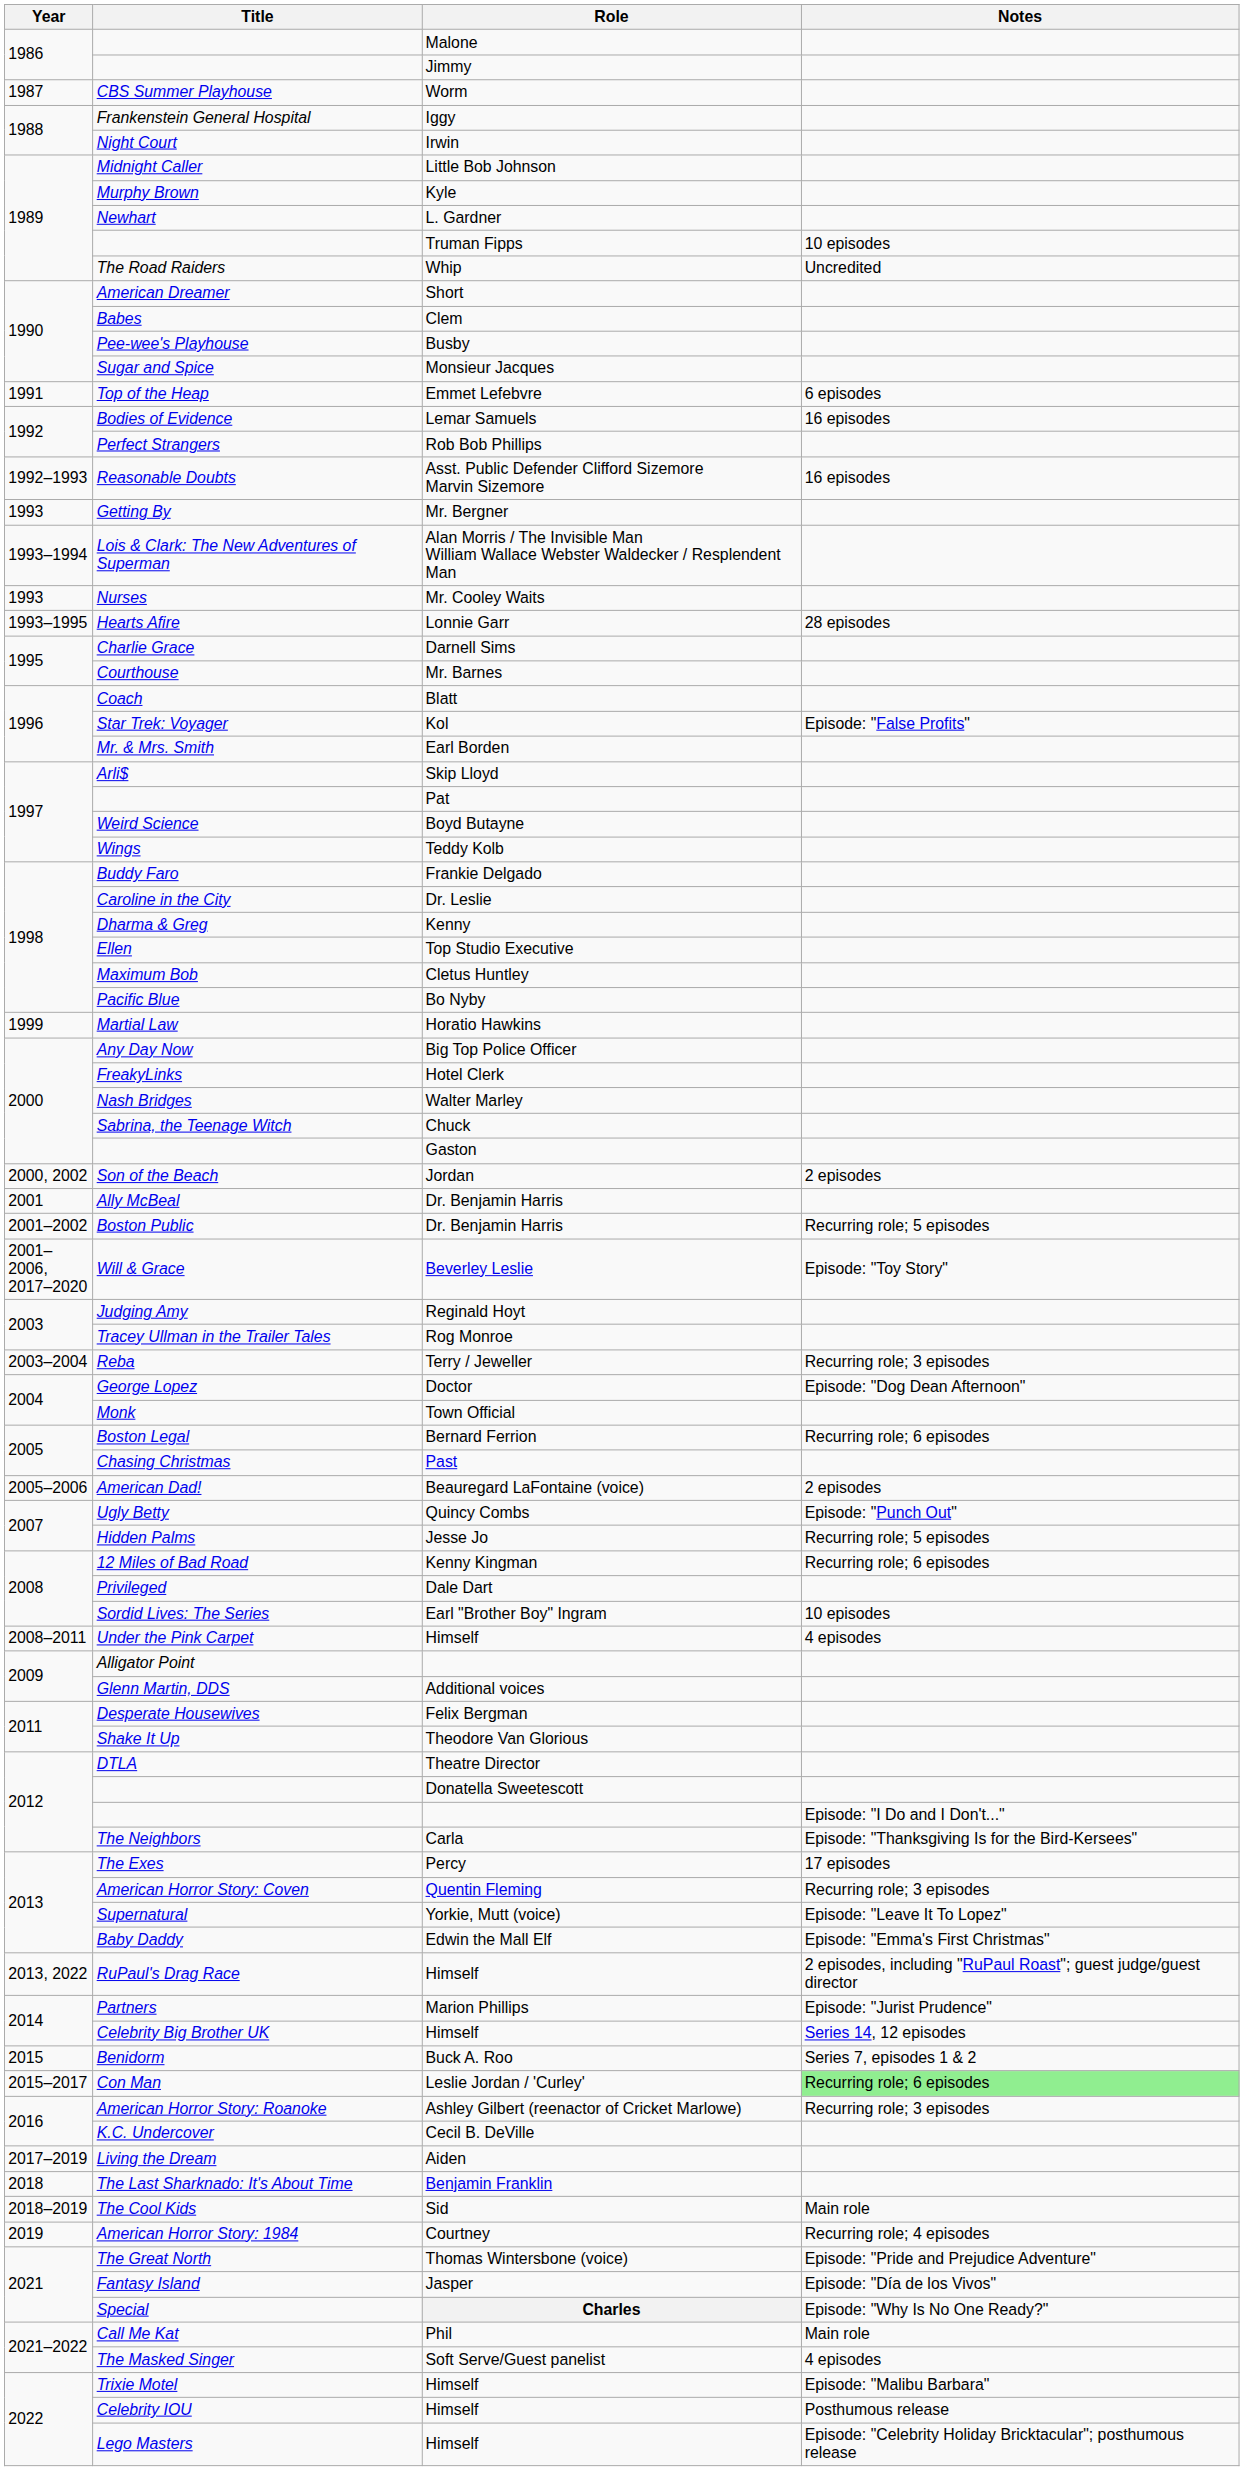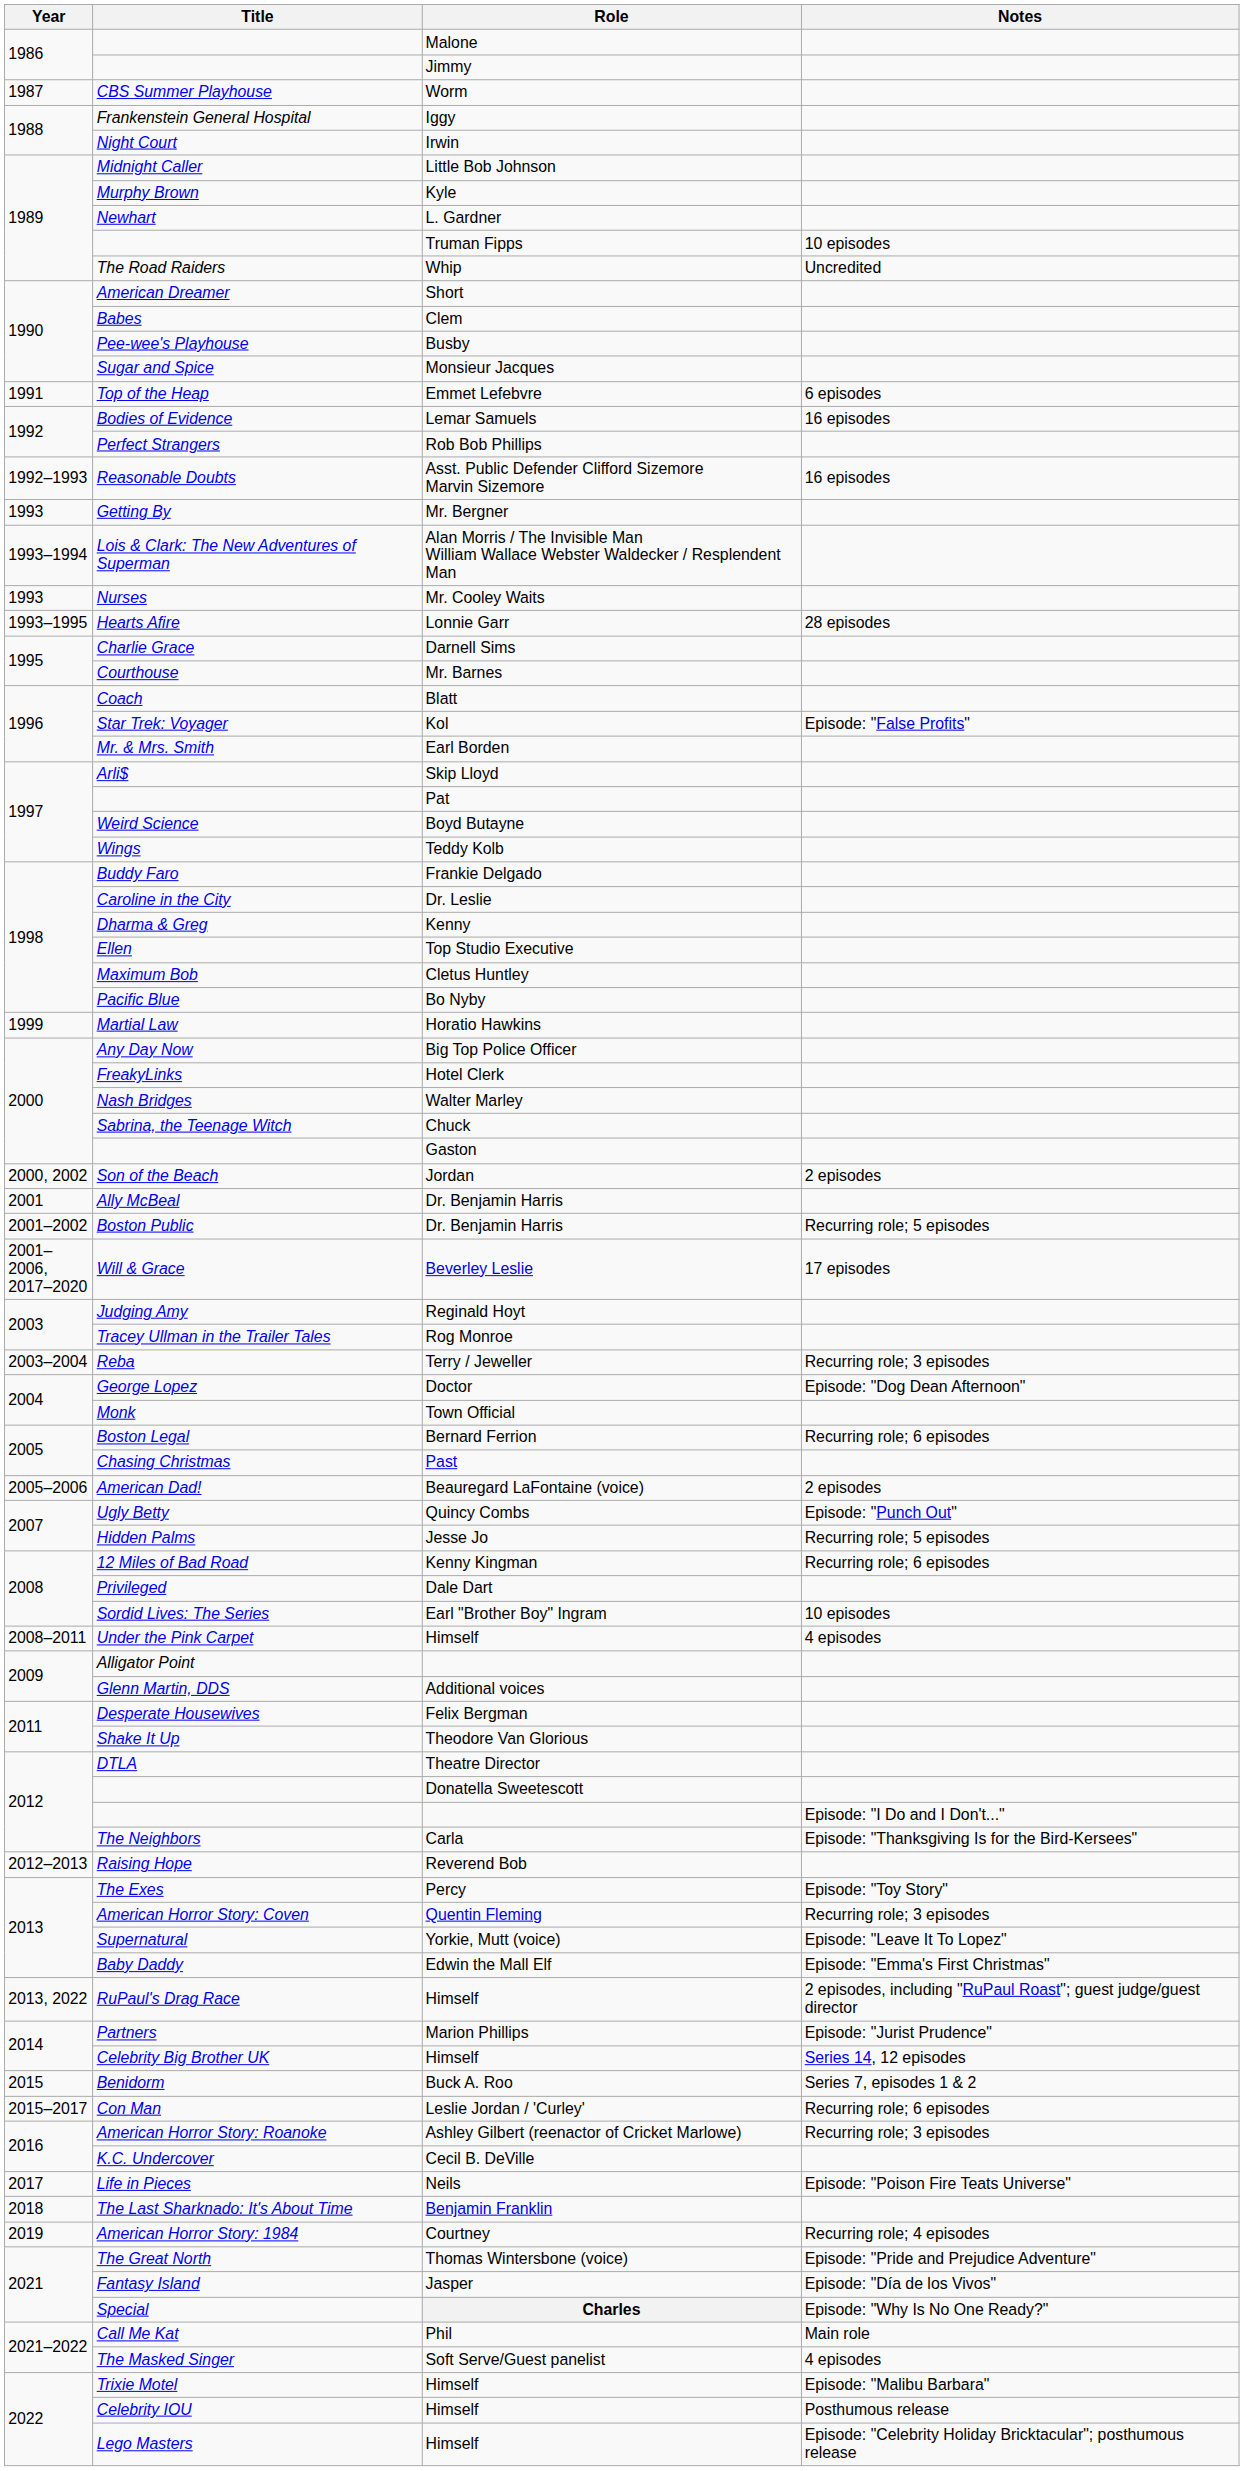(876, 1269) Episode: "Toy Story" -> (847, 1269) 17 episodes
+ row: (144, 1864)
(847, 1864) 17 episodes -> (876, 1889) Episode: "Toy Story"
(897, 2083) lightgreen background -> (897, 2108) no background
+ row: (144, 2183)
- row: (157, 2158)
- row: (146, 2209)
